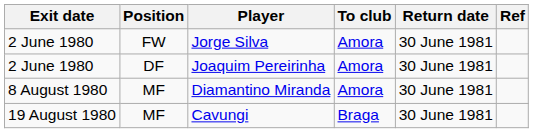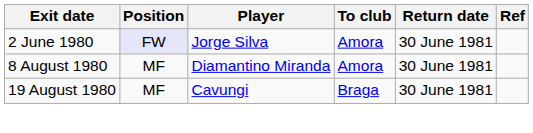(154, 41) no background -> (154, 41) lavender background
- row: (258, 66)
